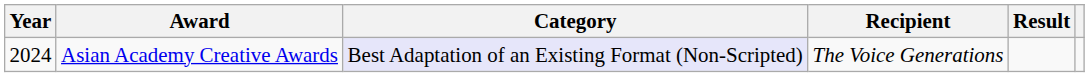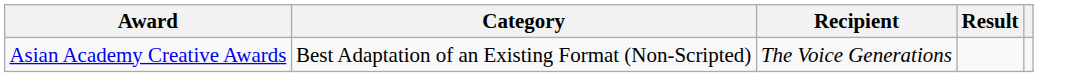- column: (30, 21)
(575, 54) lavender background -> (524, 54) no background
